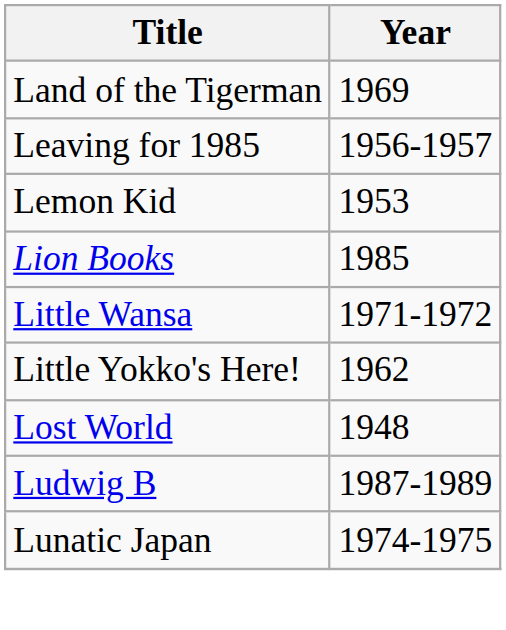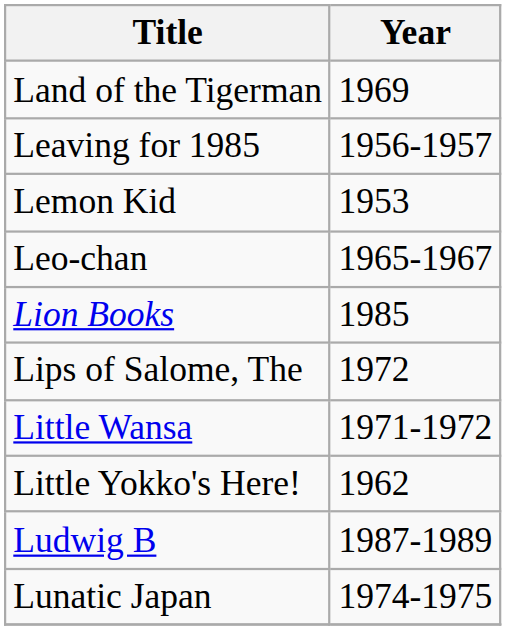+ row: (80, 257)
+ row: (158, 370)
- row: (93, 426)
